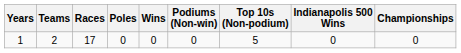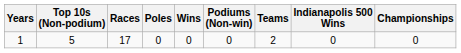columns swapped: (54, 18) <-> (255, 18)
